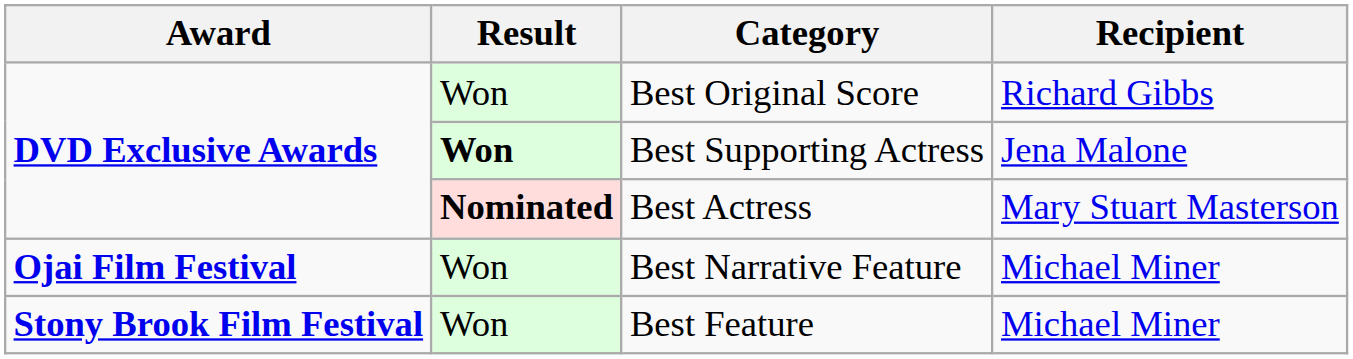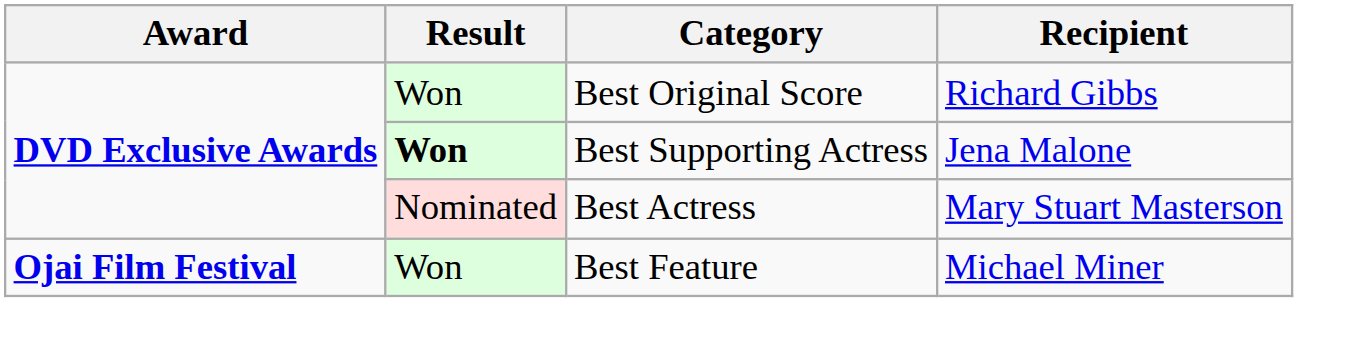(527, 207) bold -> (476, 207) normal
- row: (796, 265)
(218, 324) Stony Brook Film Festival -> (155, 265) Ojai Film Festival
